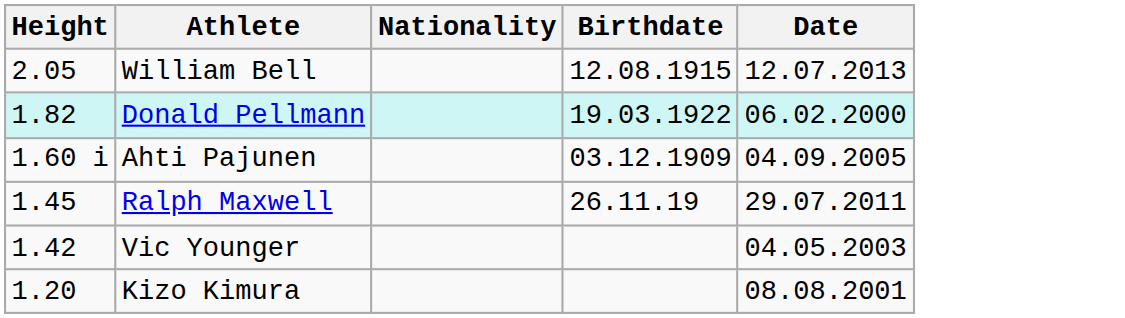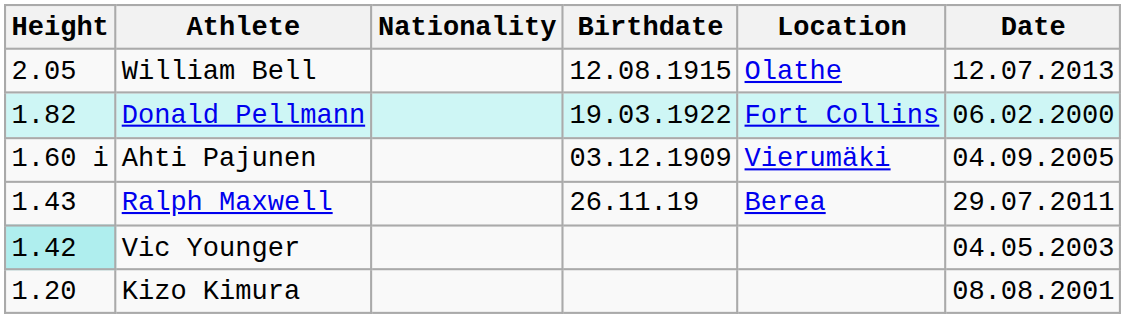+ column: (842, 27)
(44, 203) 1.45 -> (44, 203) 1.43
(44, 247) no background -> (44, 247) paleturquoise background
